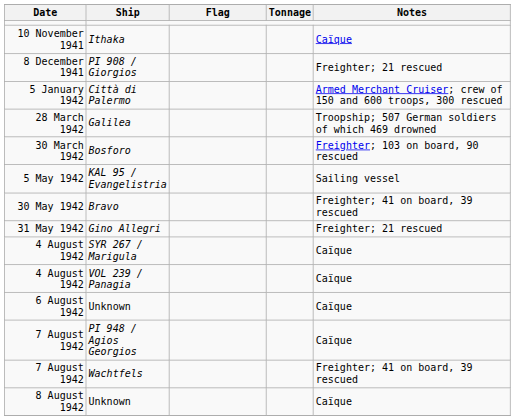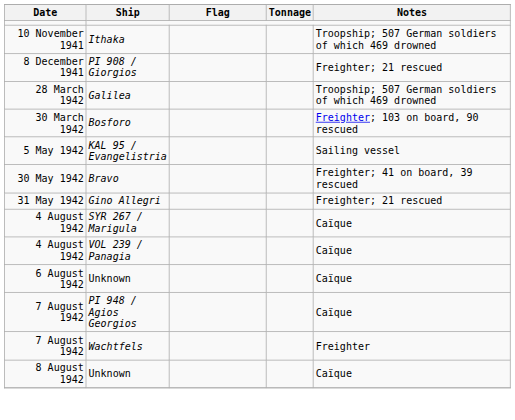(334, 39) Caïque -> (406, 39) Troopship; 507 German soldiers of which 469 drowned
- row: (57, 95)
(394, 374) Freighter; 41 on board, 39 rescued -> (343, 346) Freighter
